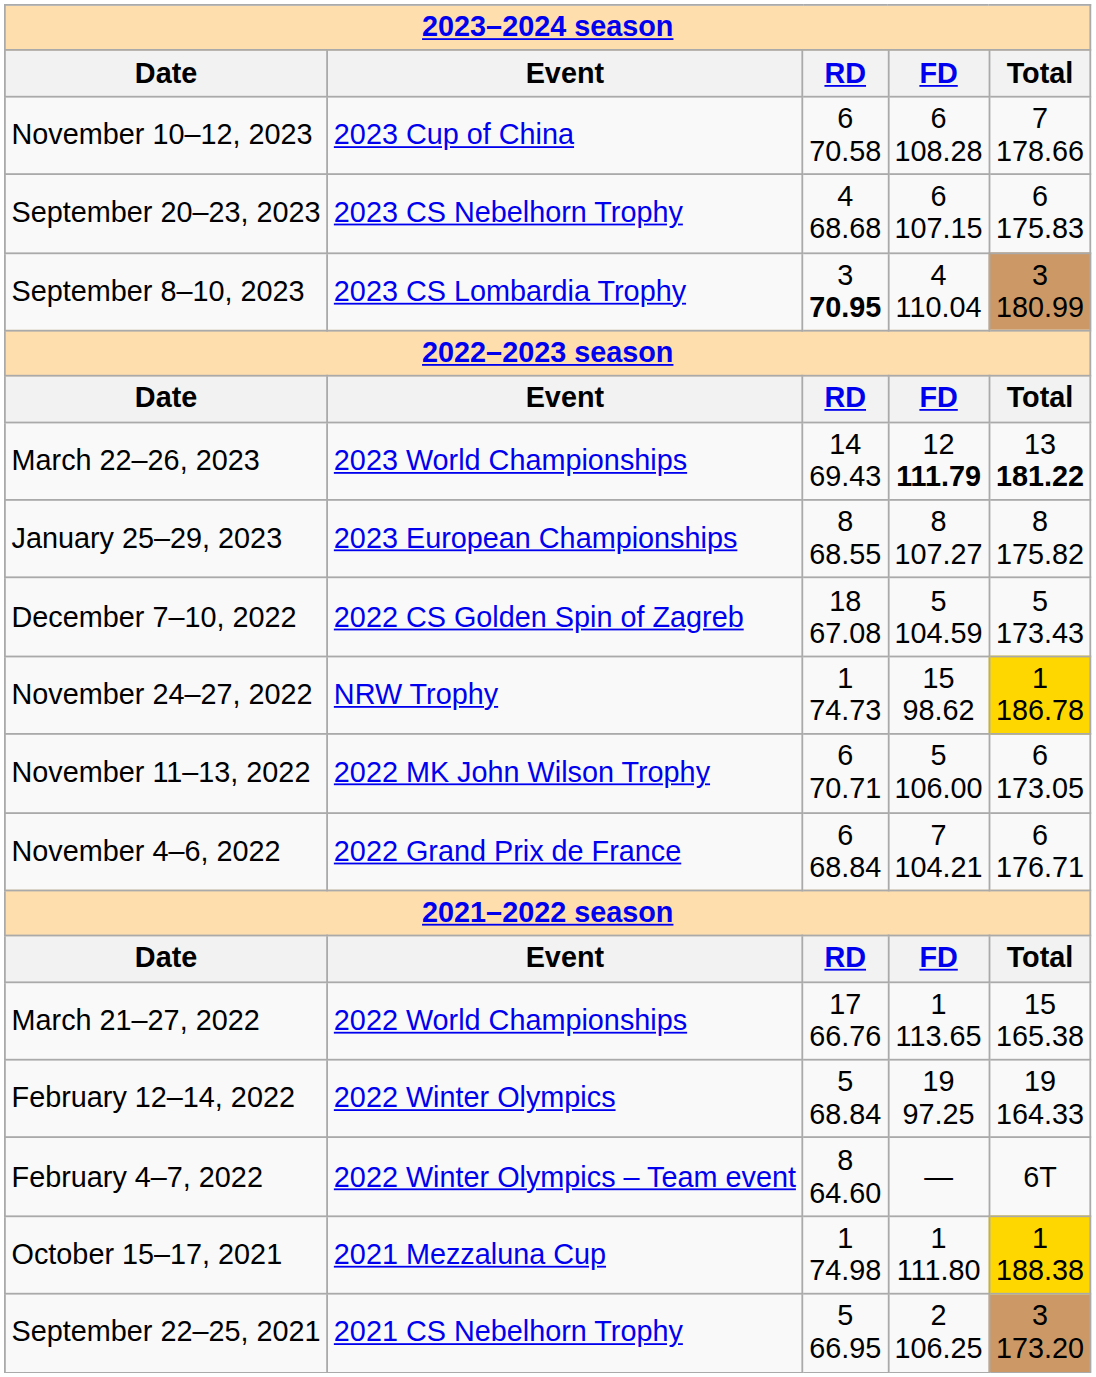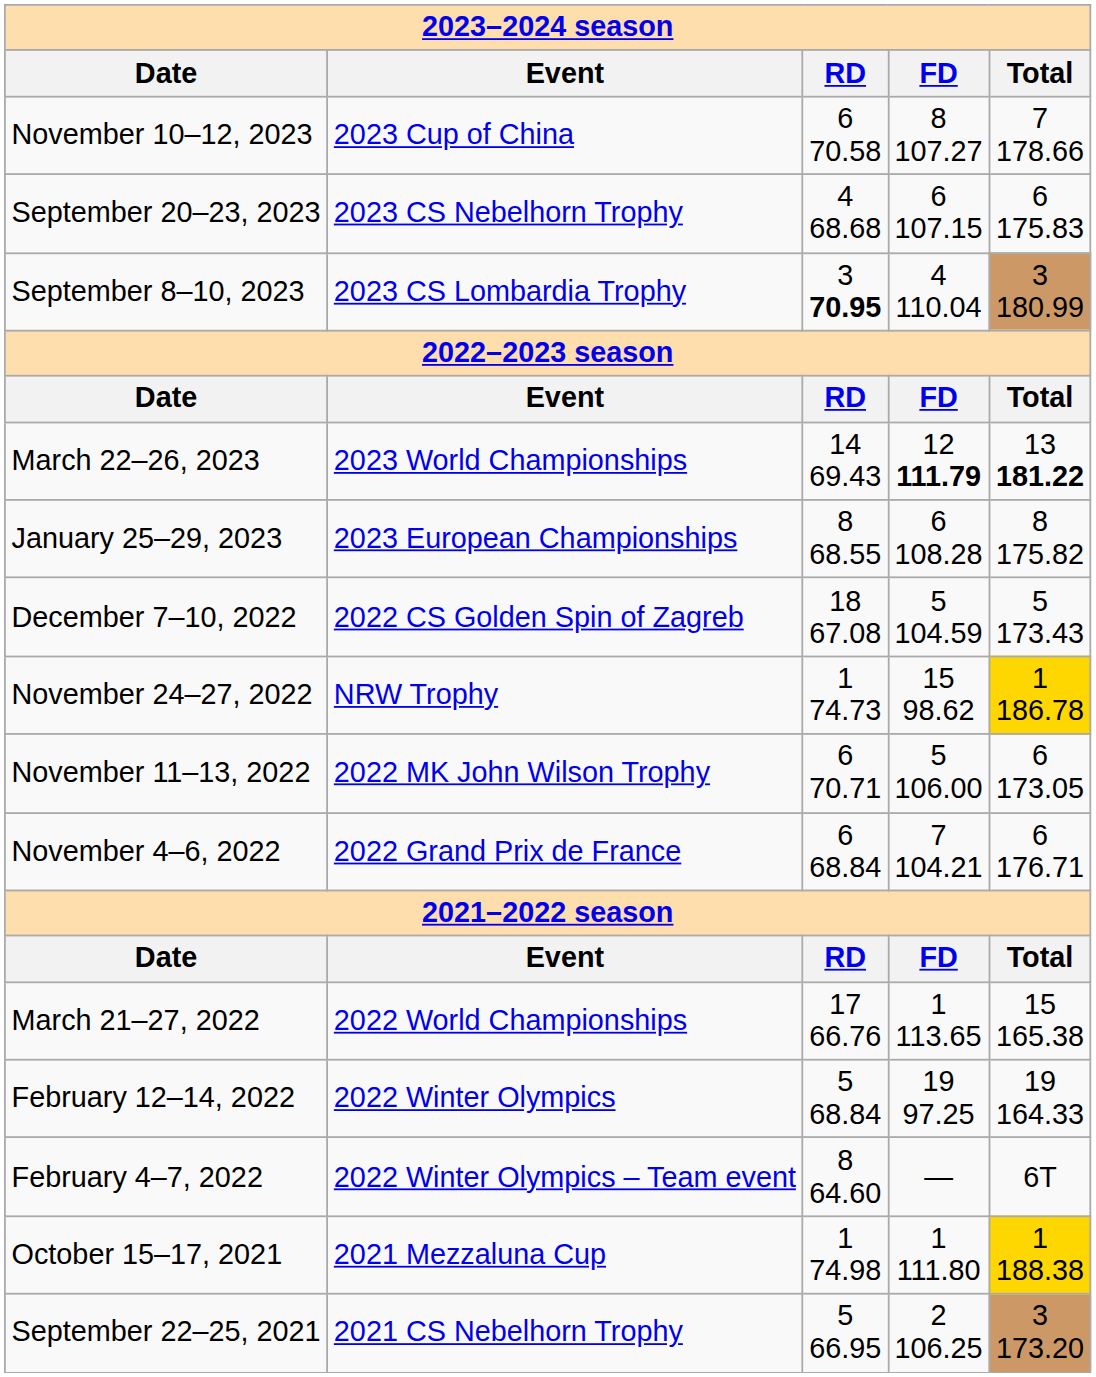(939, 134) 6 108.28 -> (939, 134) 8 107.27
(939, 538) 8 107.27 -> (939, 538) 6 108.28
